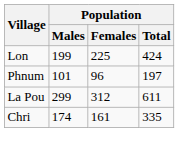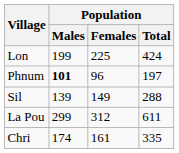(61, 76) normal -> (61, 76) bold
+ row: (15, 96)
